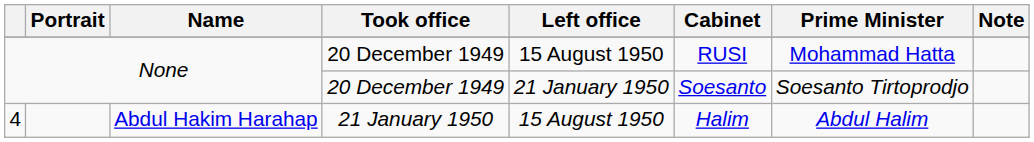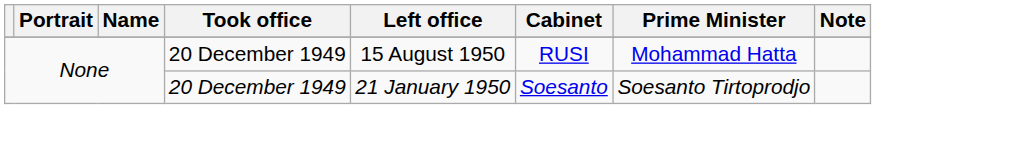- row: (15, 119)
